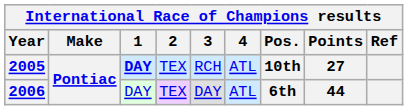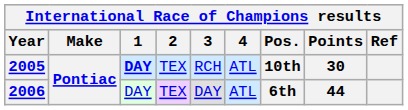(336, 66) 27 -> (336, 66) 30
